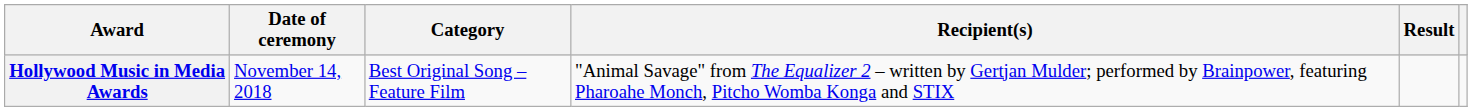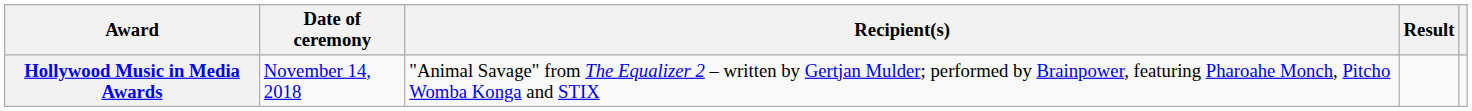- column: (468, 29)
